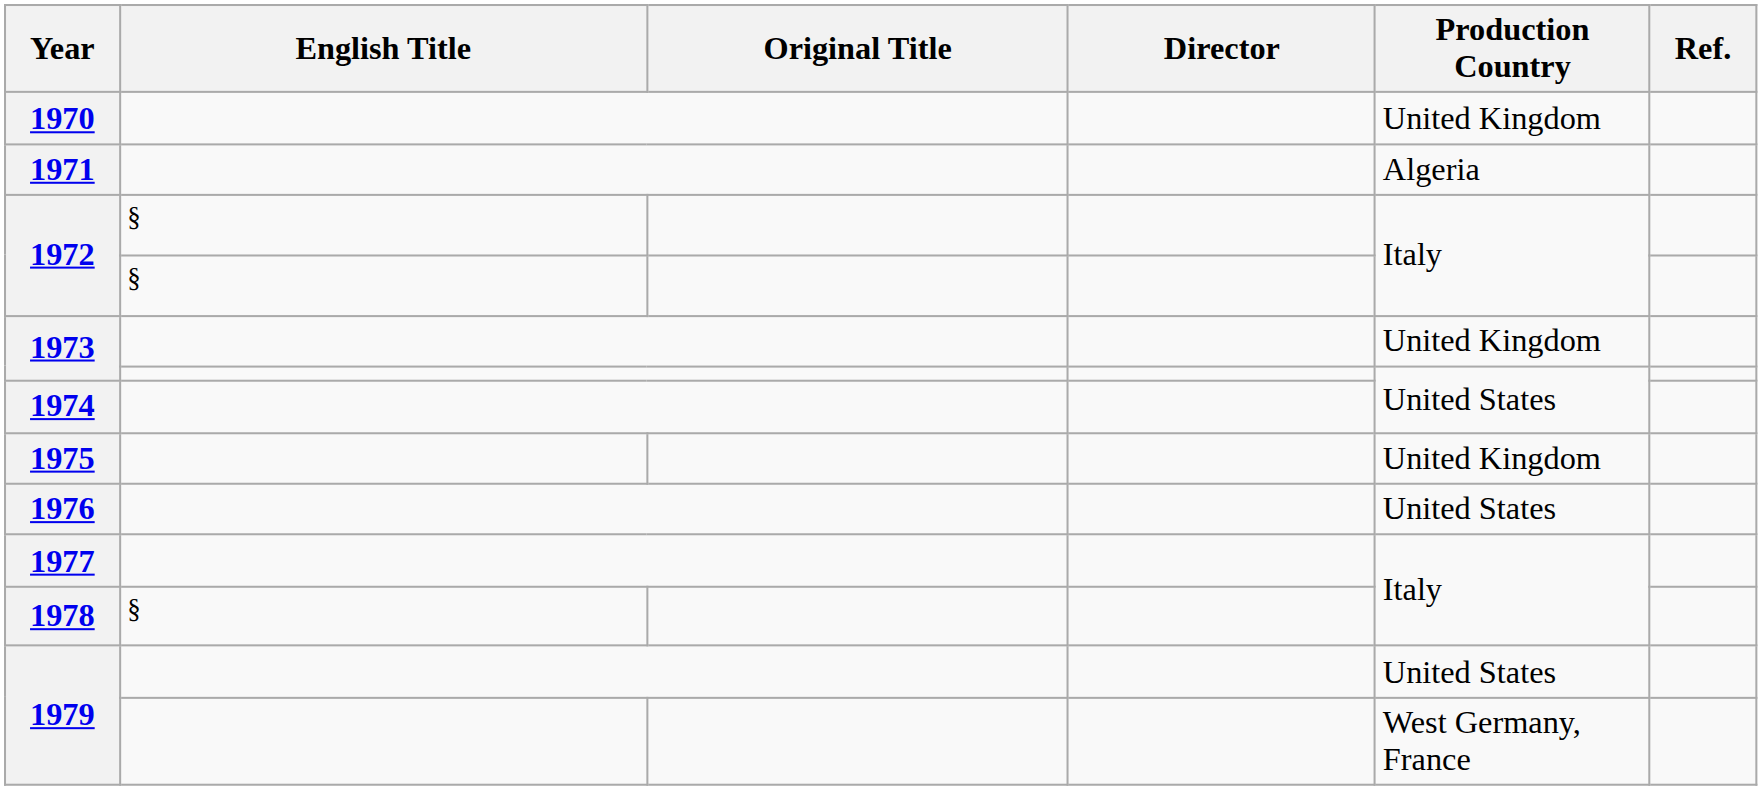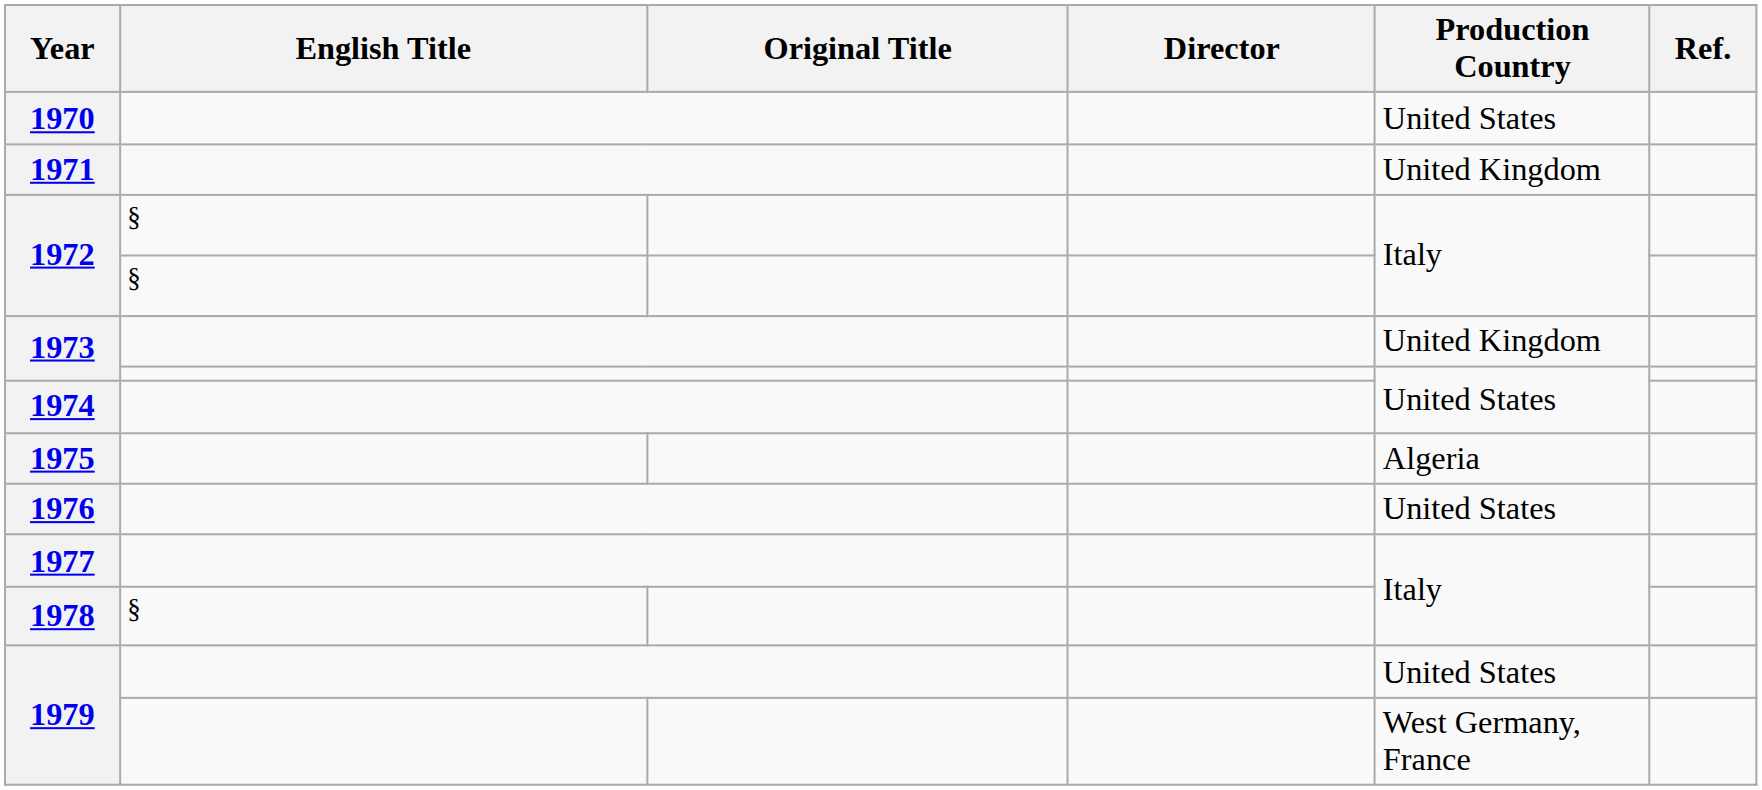(1492, 117) United Kingdom -> (1469, 117) United States
(1431, 169) Algeria -> (1492, 169) United Kingdom
(1492, 457) United Kingdom -> (1431, 457) Algeria
